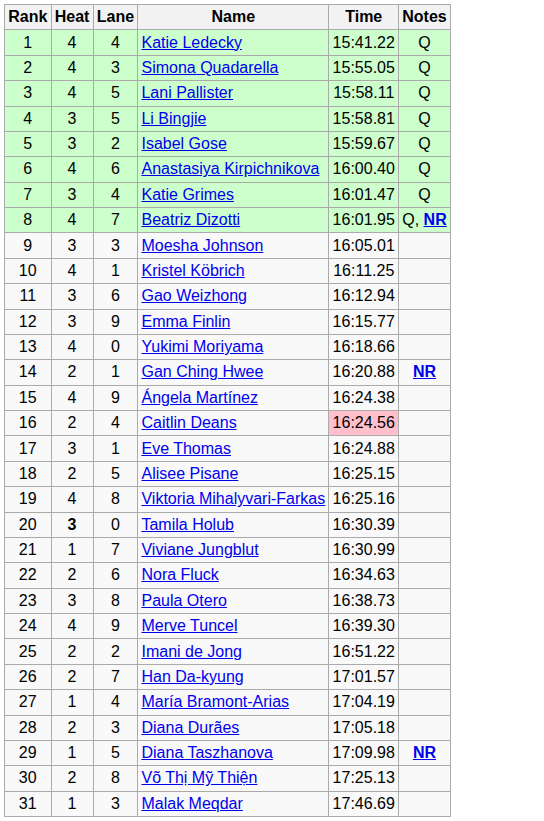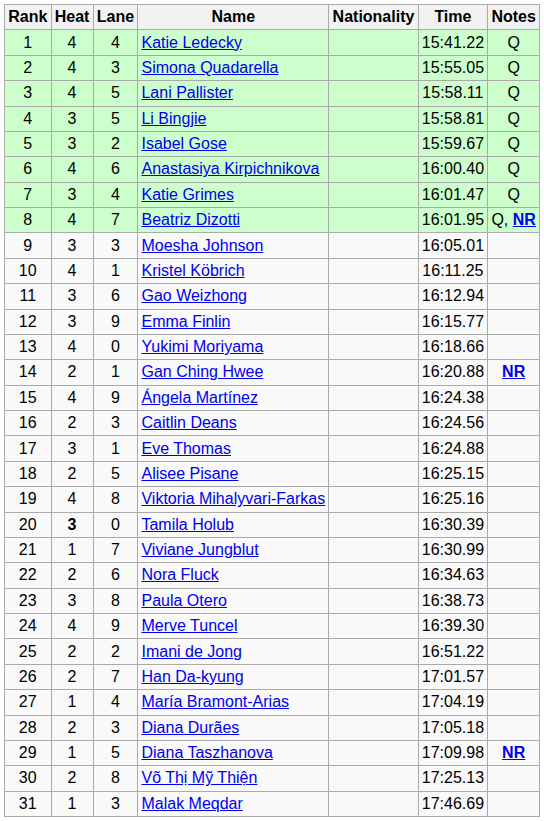+ column: (373, 17)
(115, 423) 4 -> (115, 423) 3
(364, 423) pink background -> (453, 423) no background
